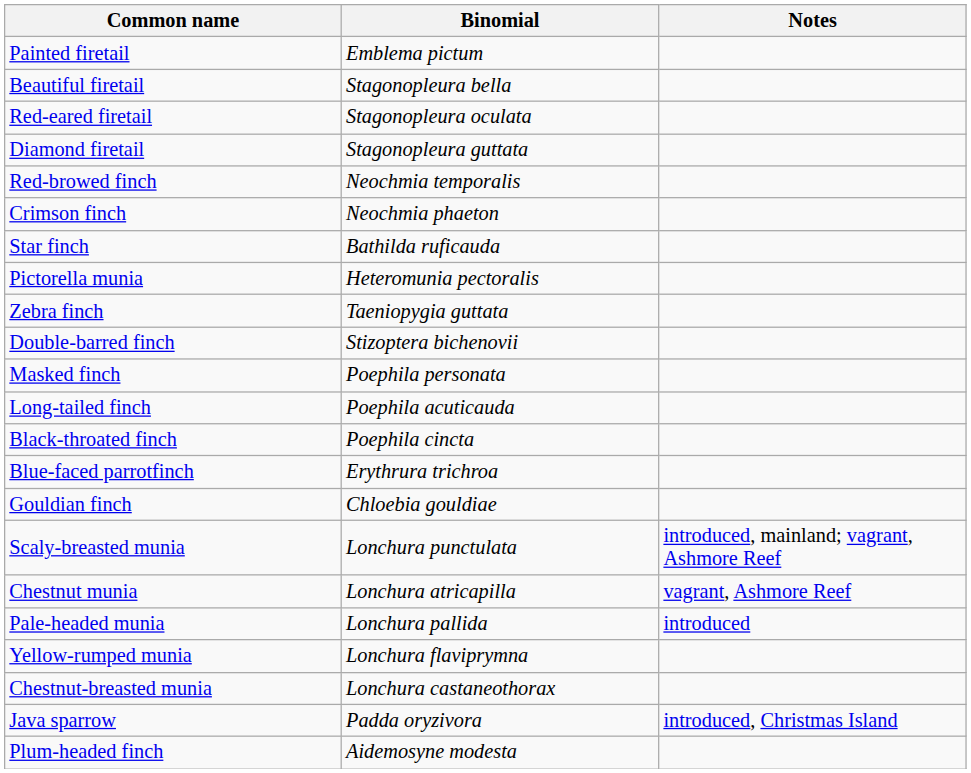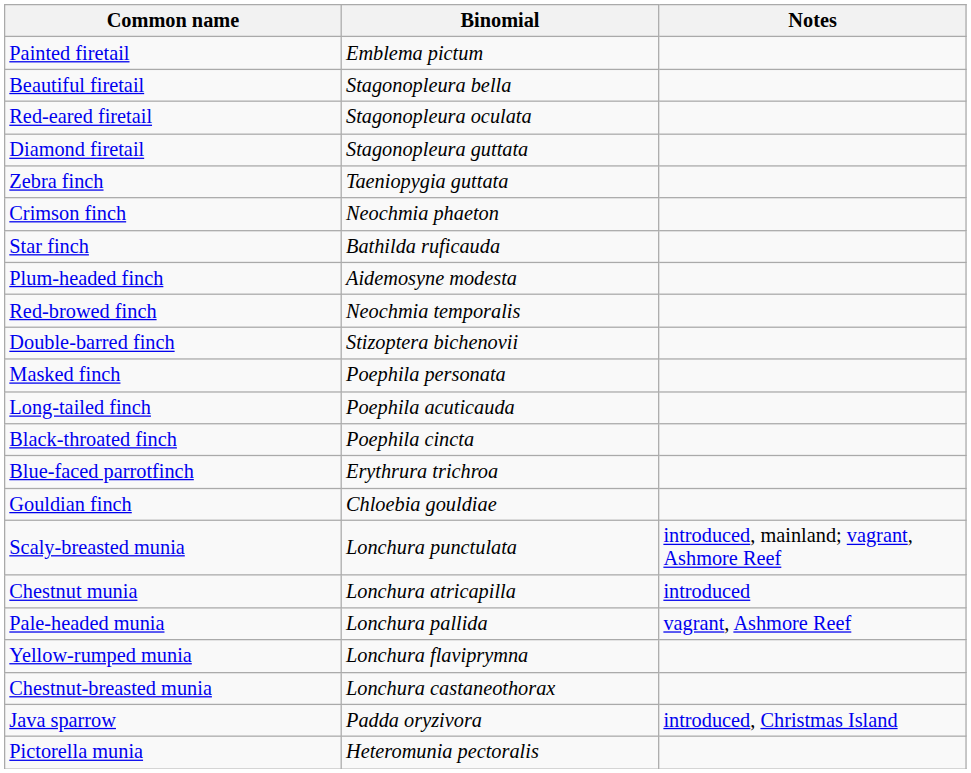rows swapped: (83, 181) <-> (56, 310)
rows swapped: (86, 752) <-> (76, 278)
(757, 591) vagrant, Ashmore Reef -> (707, 591) introduced
(707, 623) introduced -> (757, 623) vagrant, Ashmore Reef
